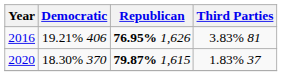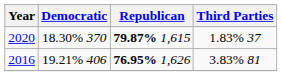rows swapped: (22, 60) <-> (22, 37)
